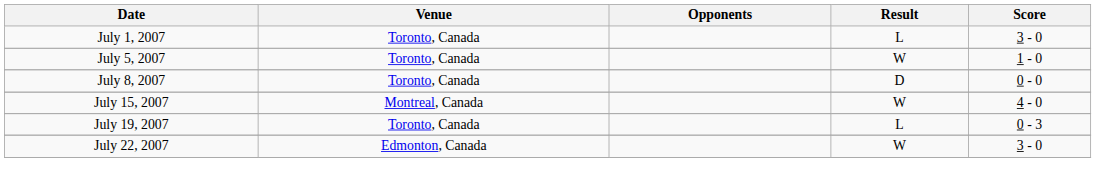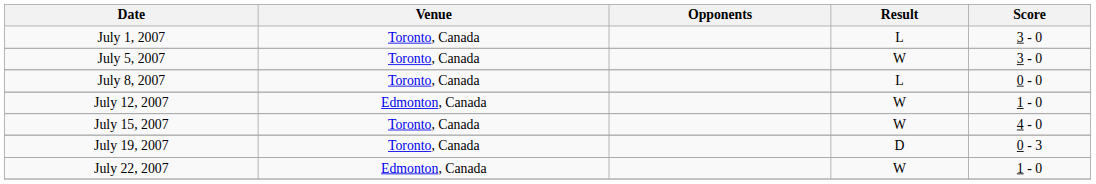(1029, 59) 1 - 0 -> (1029, 59) 3 - 0
(900, 80) D -> (900, 80) L
+ row: (131, 102)
(434, 102) Montreal, Canada -> (434, 124) Toronto, Canada
(900, 124) L -> (900, 146) D
(1029, 146) 3 - 0 -> (1029, 168) 1 - 0
